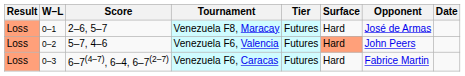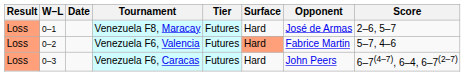columns swapped: (447, 12) <-> (118, 12)
(390, 44) John Peers -> (318, 44) Fabrice Martin
(397, 61) Fabrice Martin -> (311, 61) John Peers
